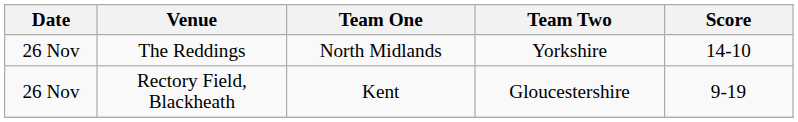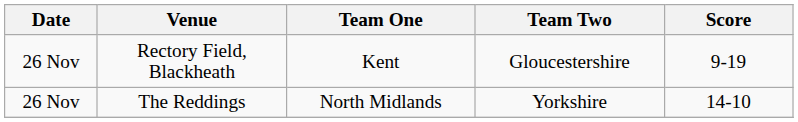rows swapped: (192, 50) <-> (192, 91)
